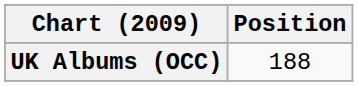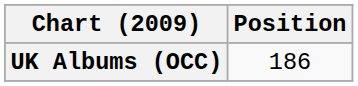(290, 62) 188 -> (290, 62) 186
